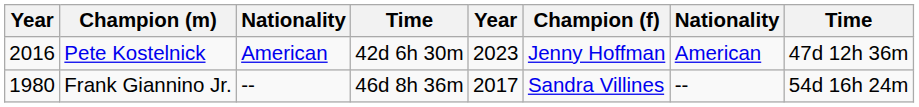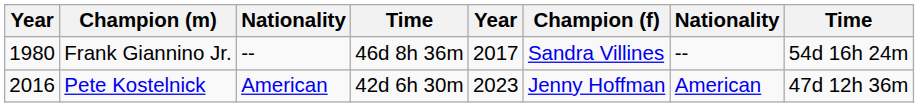rows swapped: (135, 53) <-> (148, 85)
